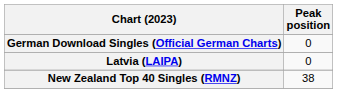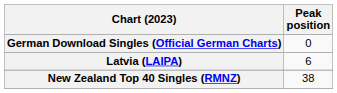(308, 61) 0 -> (308, 61) 6
